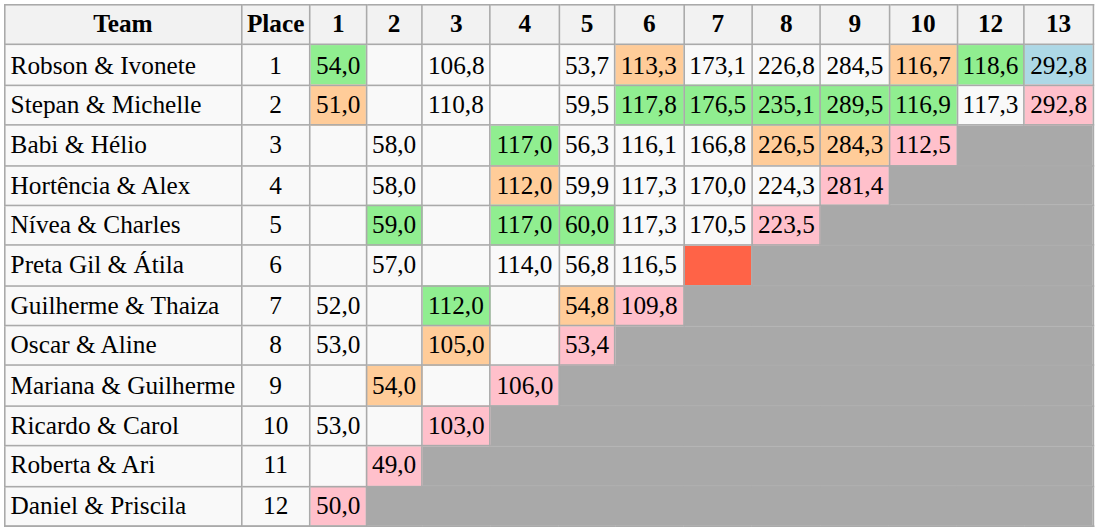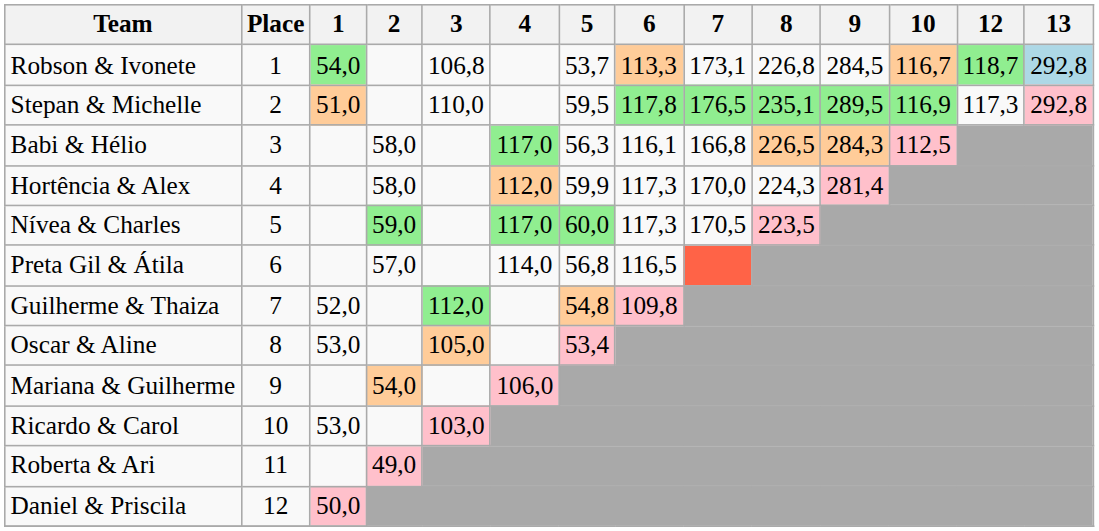(991, 64) 118,6 -> (991, 64) 118,7
(456, 104) 110,8 -> (456, 104) 110,0
